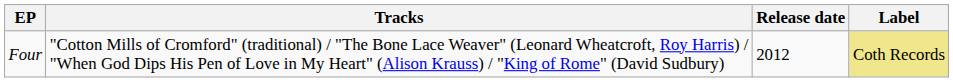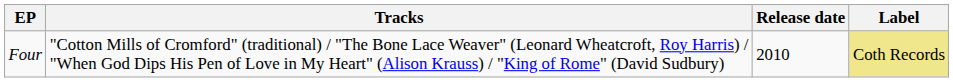(773, 53) 2012 -> (773, 53) 2010
